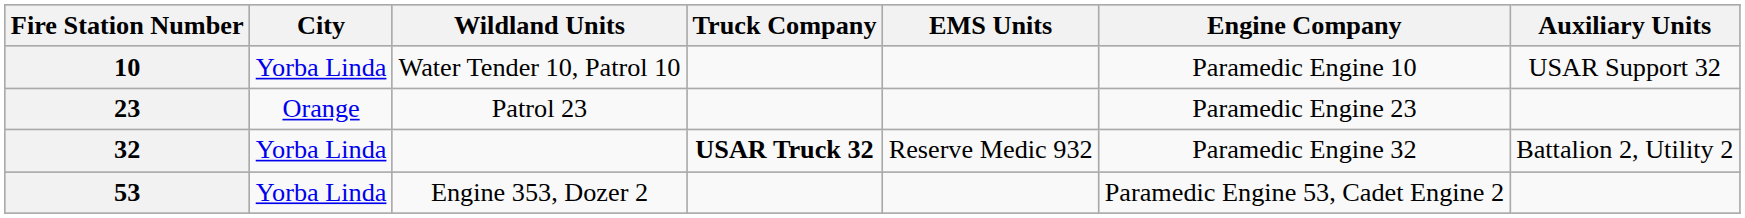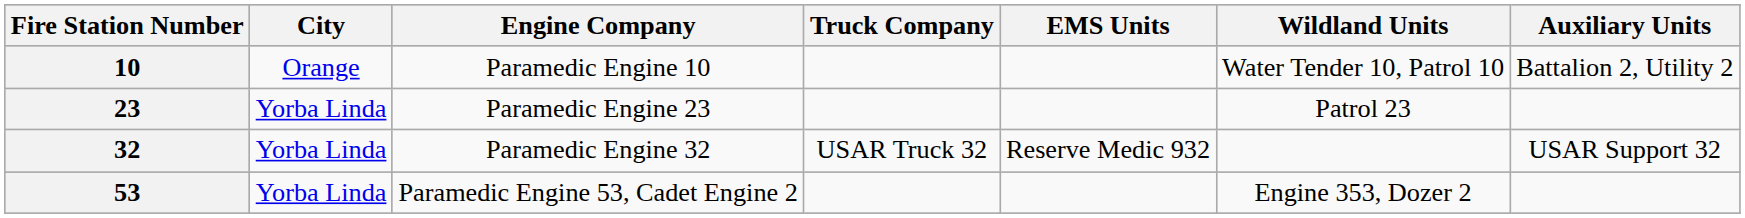columns swapped: (1304, 25) <-> (539, 25)
(321, 66) Yorba Linda -> (321, 66) Orange
(1625, 66) USAR Support 32 -> (1625, 66) Battalion 2, Utility 2
(321, 108) Orange -> (321, 108) Yorba Linda
(785, 150) bold -> (902, 150) normal
(1625, 150) Battalion 2, Utility 2 -> (1625, 150) USAR Support 32
